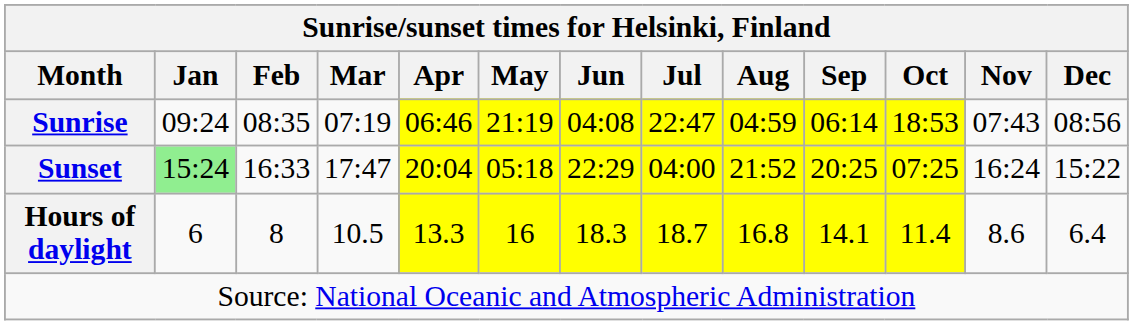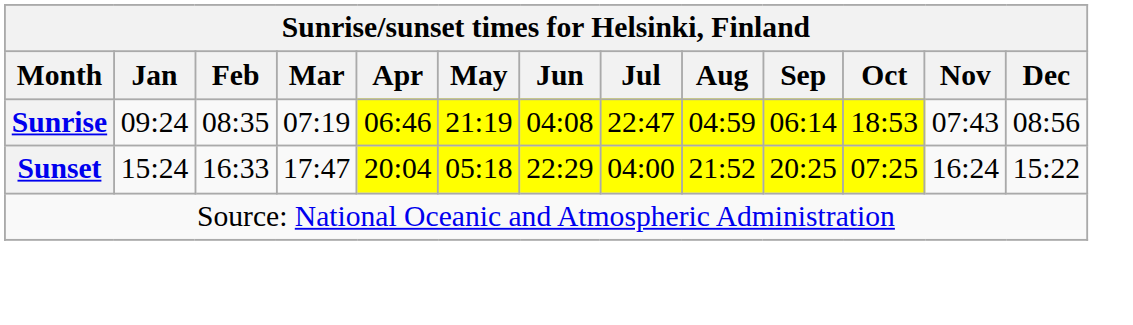(195, 168) lightgreen background -> (155, 168) no background
- row: (80, 232)
